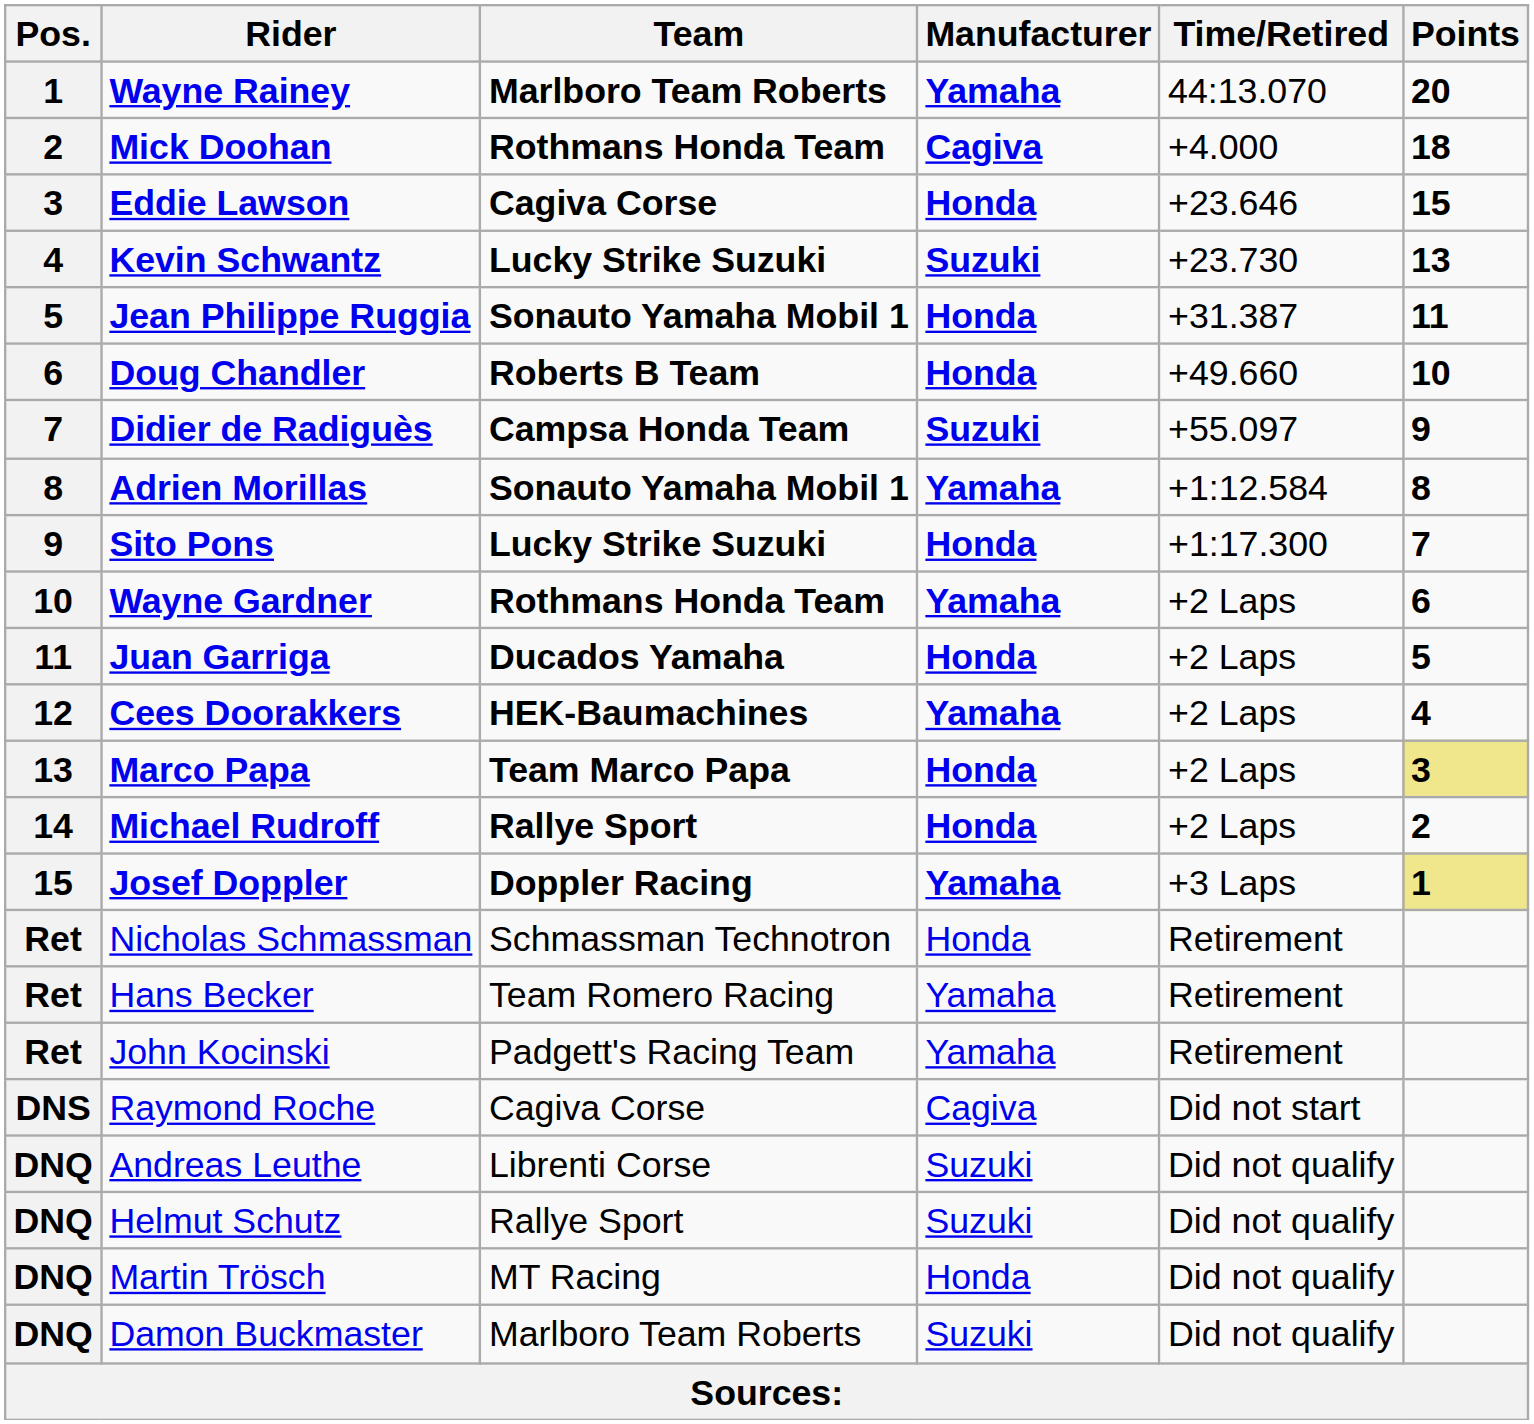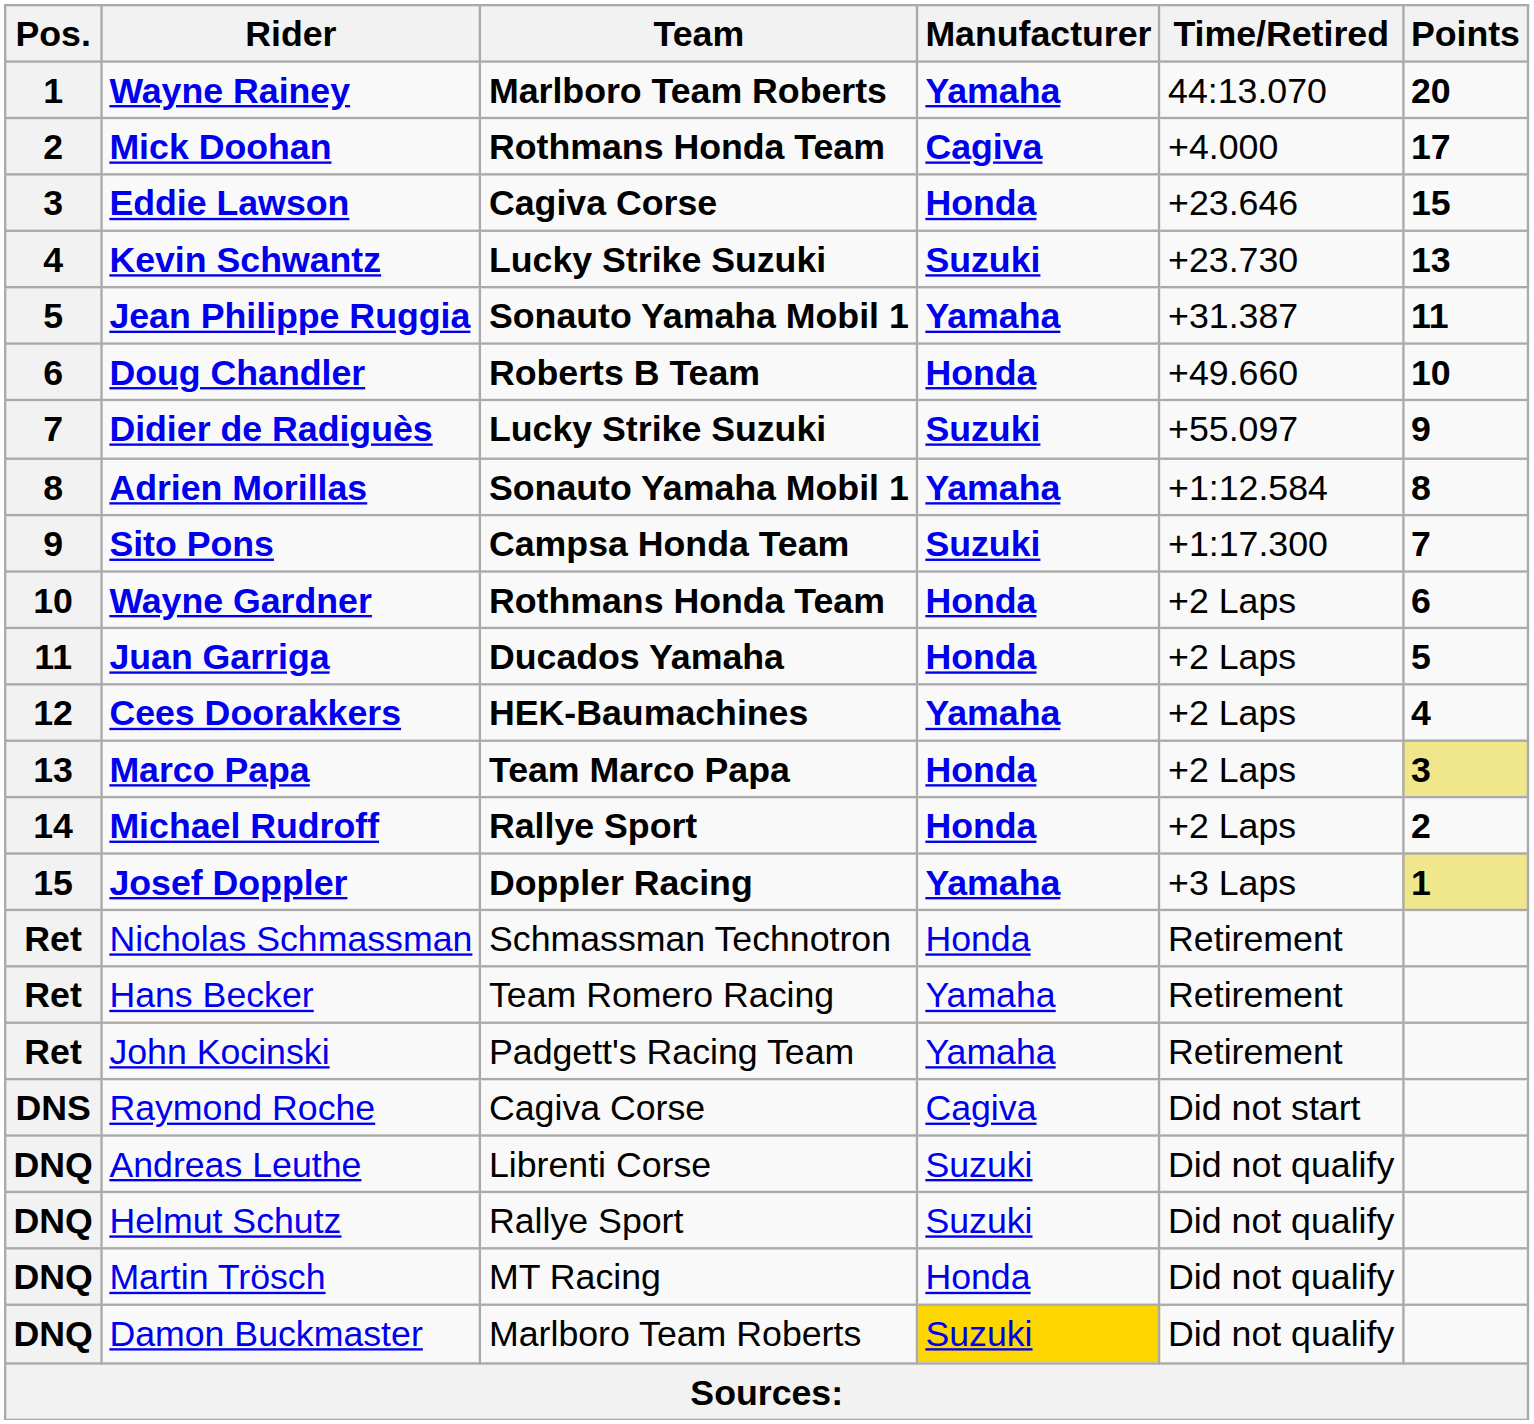(1431, 147) 18 -> (1431, 147) 17
(981, 316) Honda -> (993, 316) Yamaha
(669, 429) Campsa Honda Team -> (658, 429) Lucky Strike Suzuki
(658, 543) Lucky Strike Suzuki -> (669, 543) Campsa Honda Team
(981, 543) Honda -> (983, 543) Suzuki
(993, 599) Yamaha -> (981, 599) Honda
(979, 1334) no background -> (979, 1334) gold background
